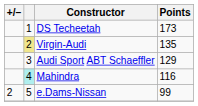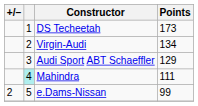(29, 44) khaki background -> (29, 44) no background
(168, 44) 135 -> (168, 44) 134
(168, 76) 116 -> (167, 76) 111
